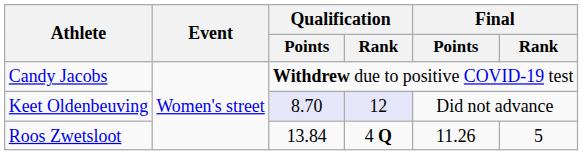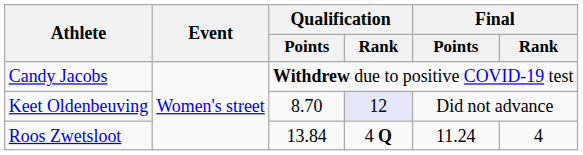(307, 106) lavender background -> (307, 106) no background
(456, 135) 11.26 -> (456, 135) 11.24
(538, 135) 5 -> (538, 135) 4
